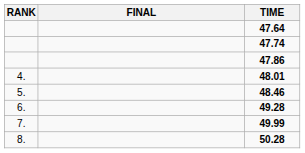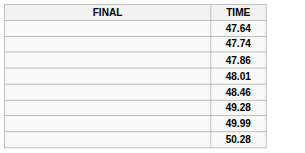- column: (21, 13)
